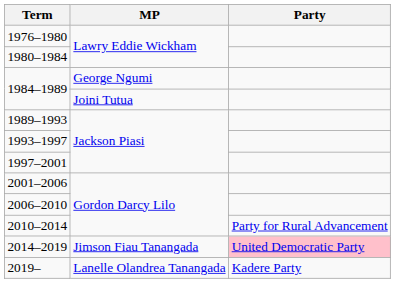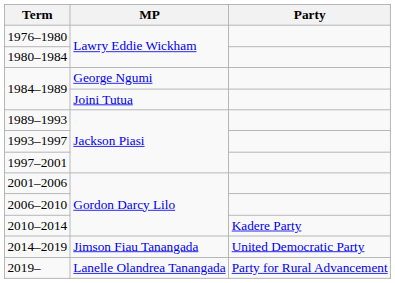(310, 225) Party for Rural Advancement -> (267, 225) Kadere Party
(298, 246) pink background -> (298, 246) no background
(267, 267) Kadere Party -> (310, 267) Party for Rural Advancement
